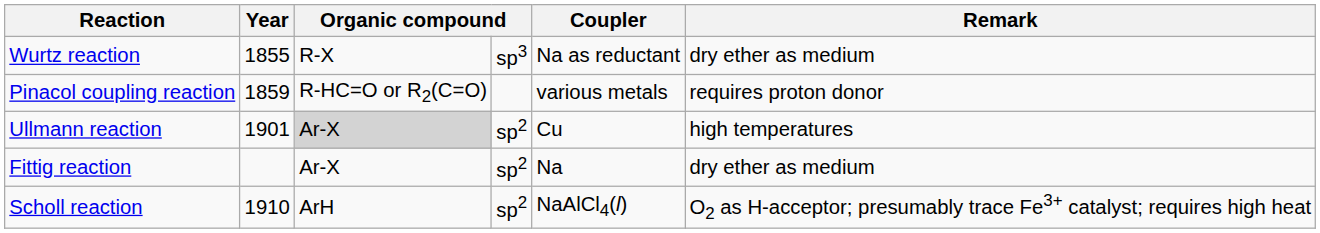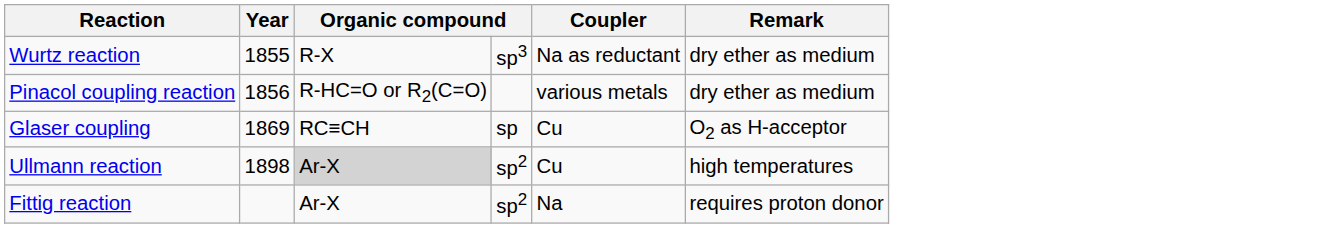(267, 92) 1859 -> (267, 92) 1856
(787, 92) requires proton donor -> (782, 92) dry ether as medium
+ row: (80, 128)
(267, 129) 1901 -> (267, 165) 1898
(782, 167) dry ether as medium -> (787, 203) requires proton donor
- row: (76, 207)
